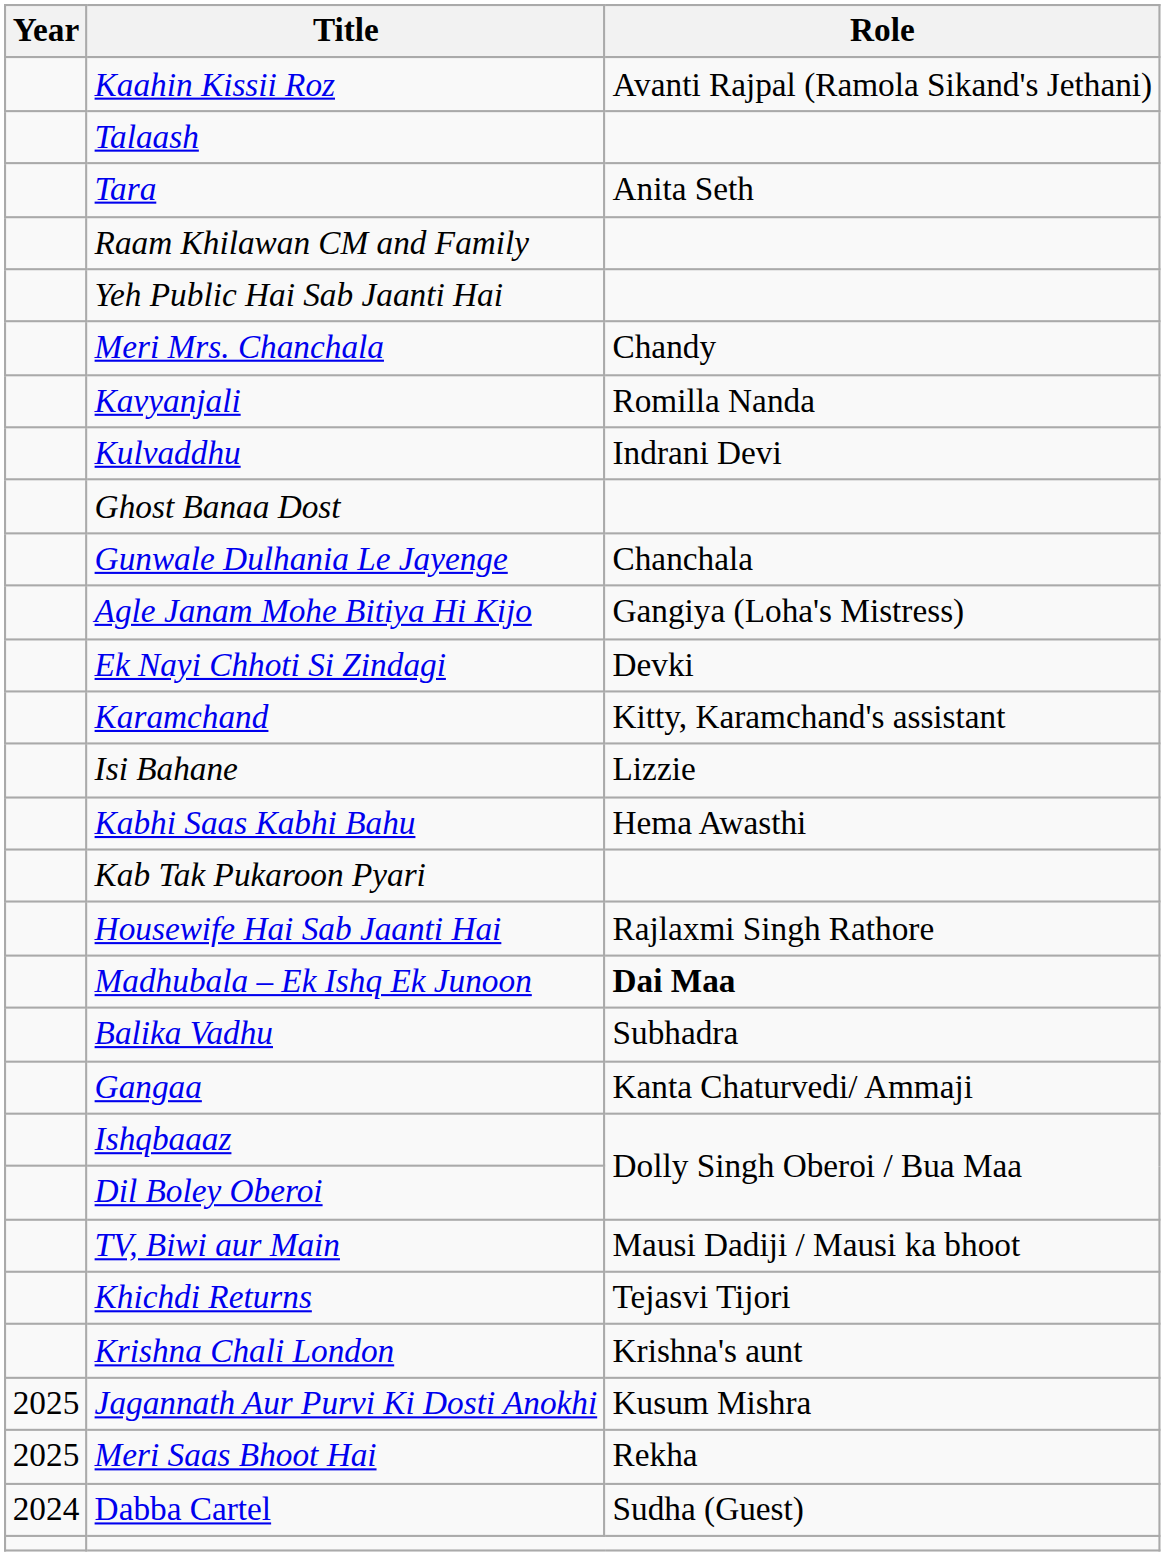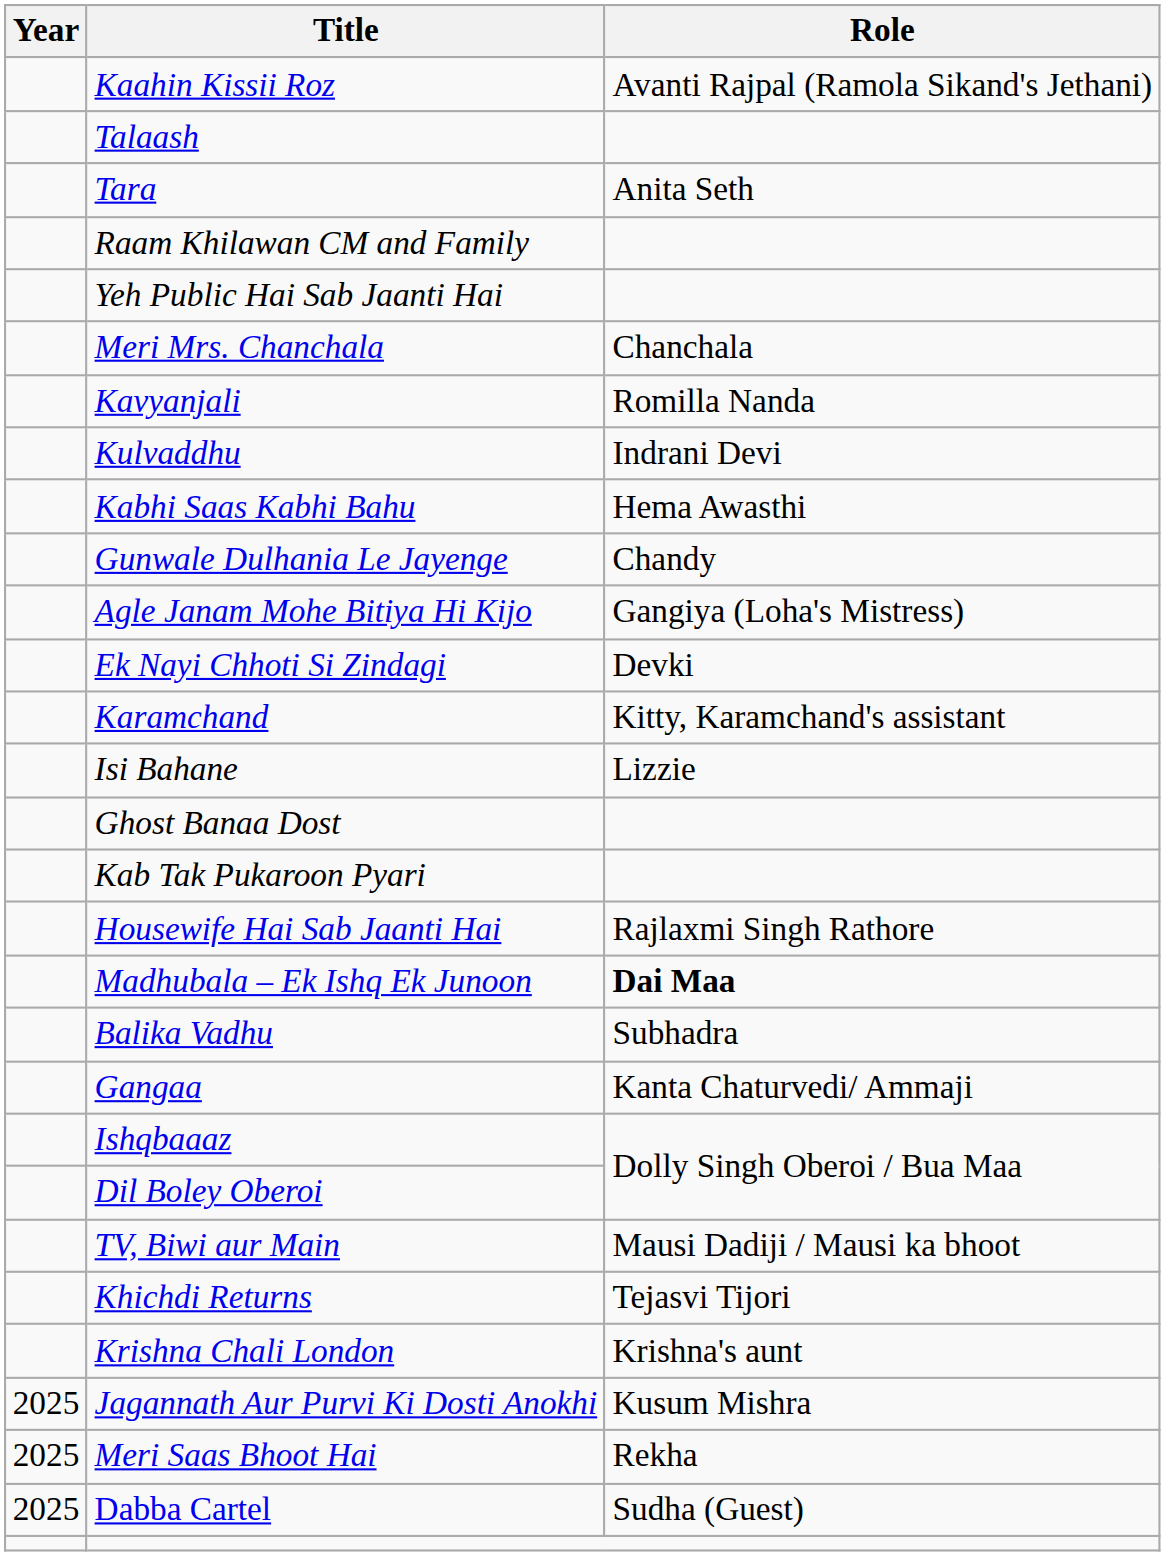(664, 347) Chandy -> (683, 347) Chanchala
rows swapped: (218, 505) <-> (255, 822)
(683, 558) Chanchala -> (664, 558) Chandy
(46, 1508) 2024 -> (46, 1508) 2025
